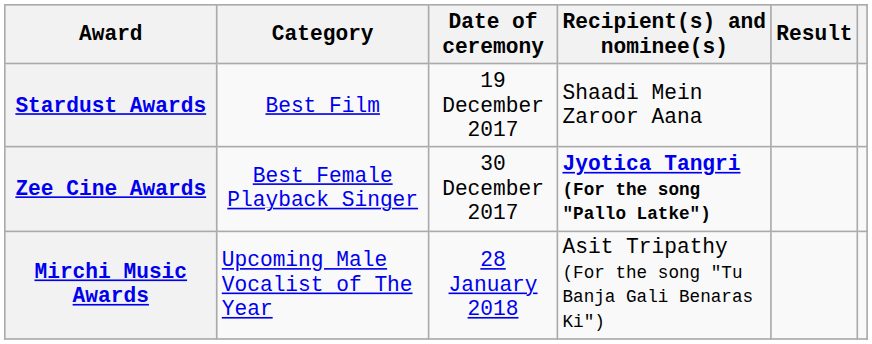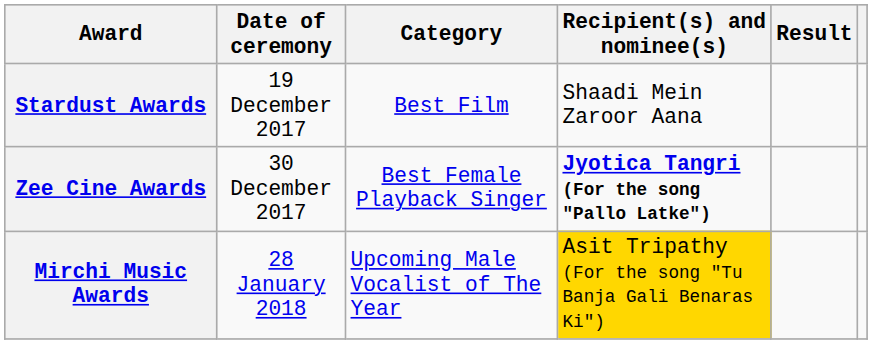columns swapped: (493, 34) <-> (323, 34)
(658, 284) no background -> (658, 284) gold background
